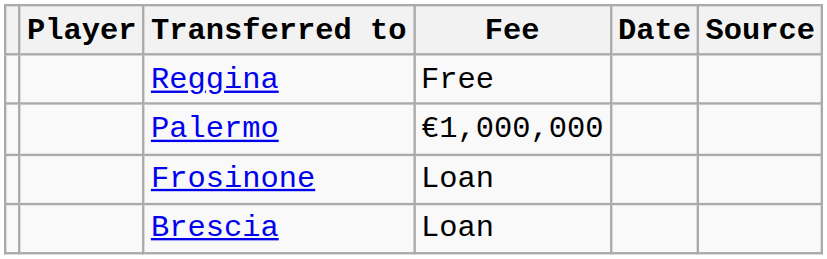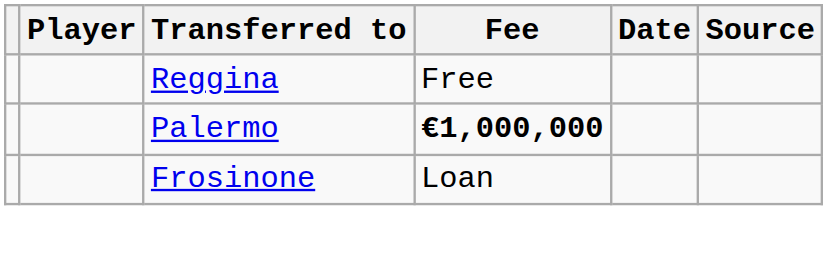(512, 129) normal -> (512, 129) bold
- row: (215, 228)
